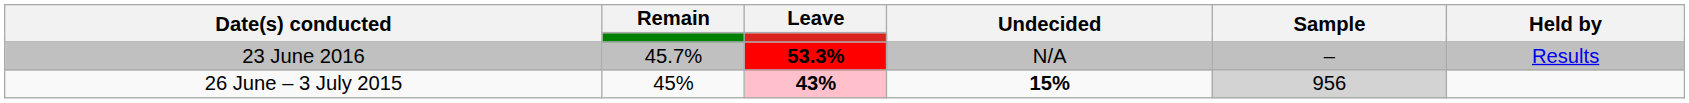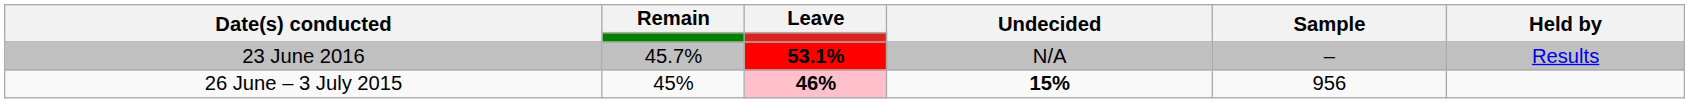(816, 56) 53.3% -> (816, 56) 53.1%
(816, 84) 43% -> (816, 84) 46%
(1329, 84) lightgrey background -> (1329, 84) no background
